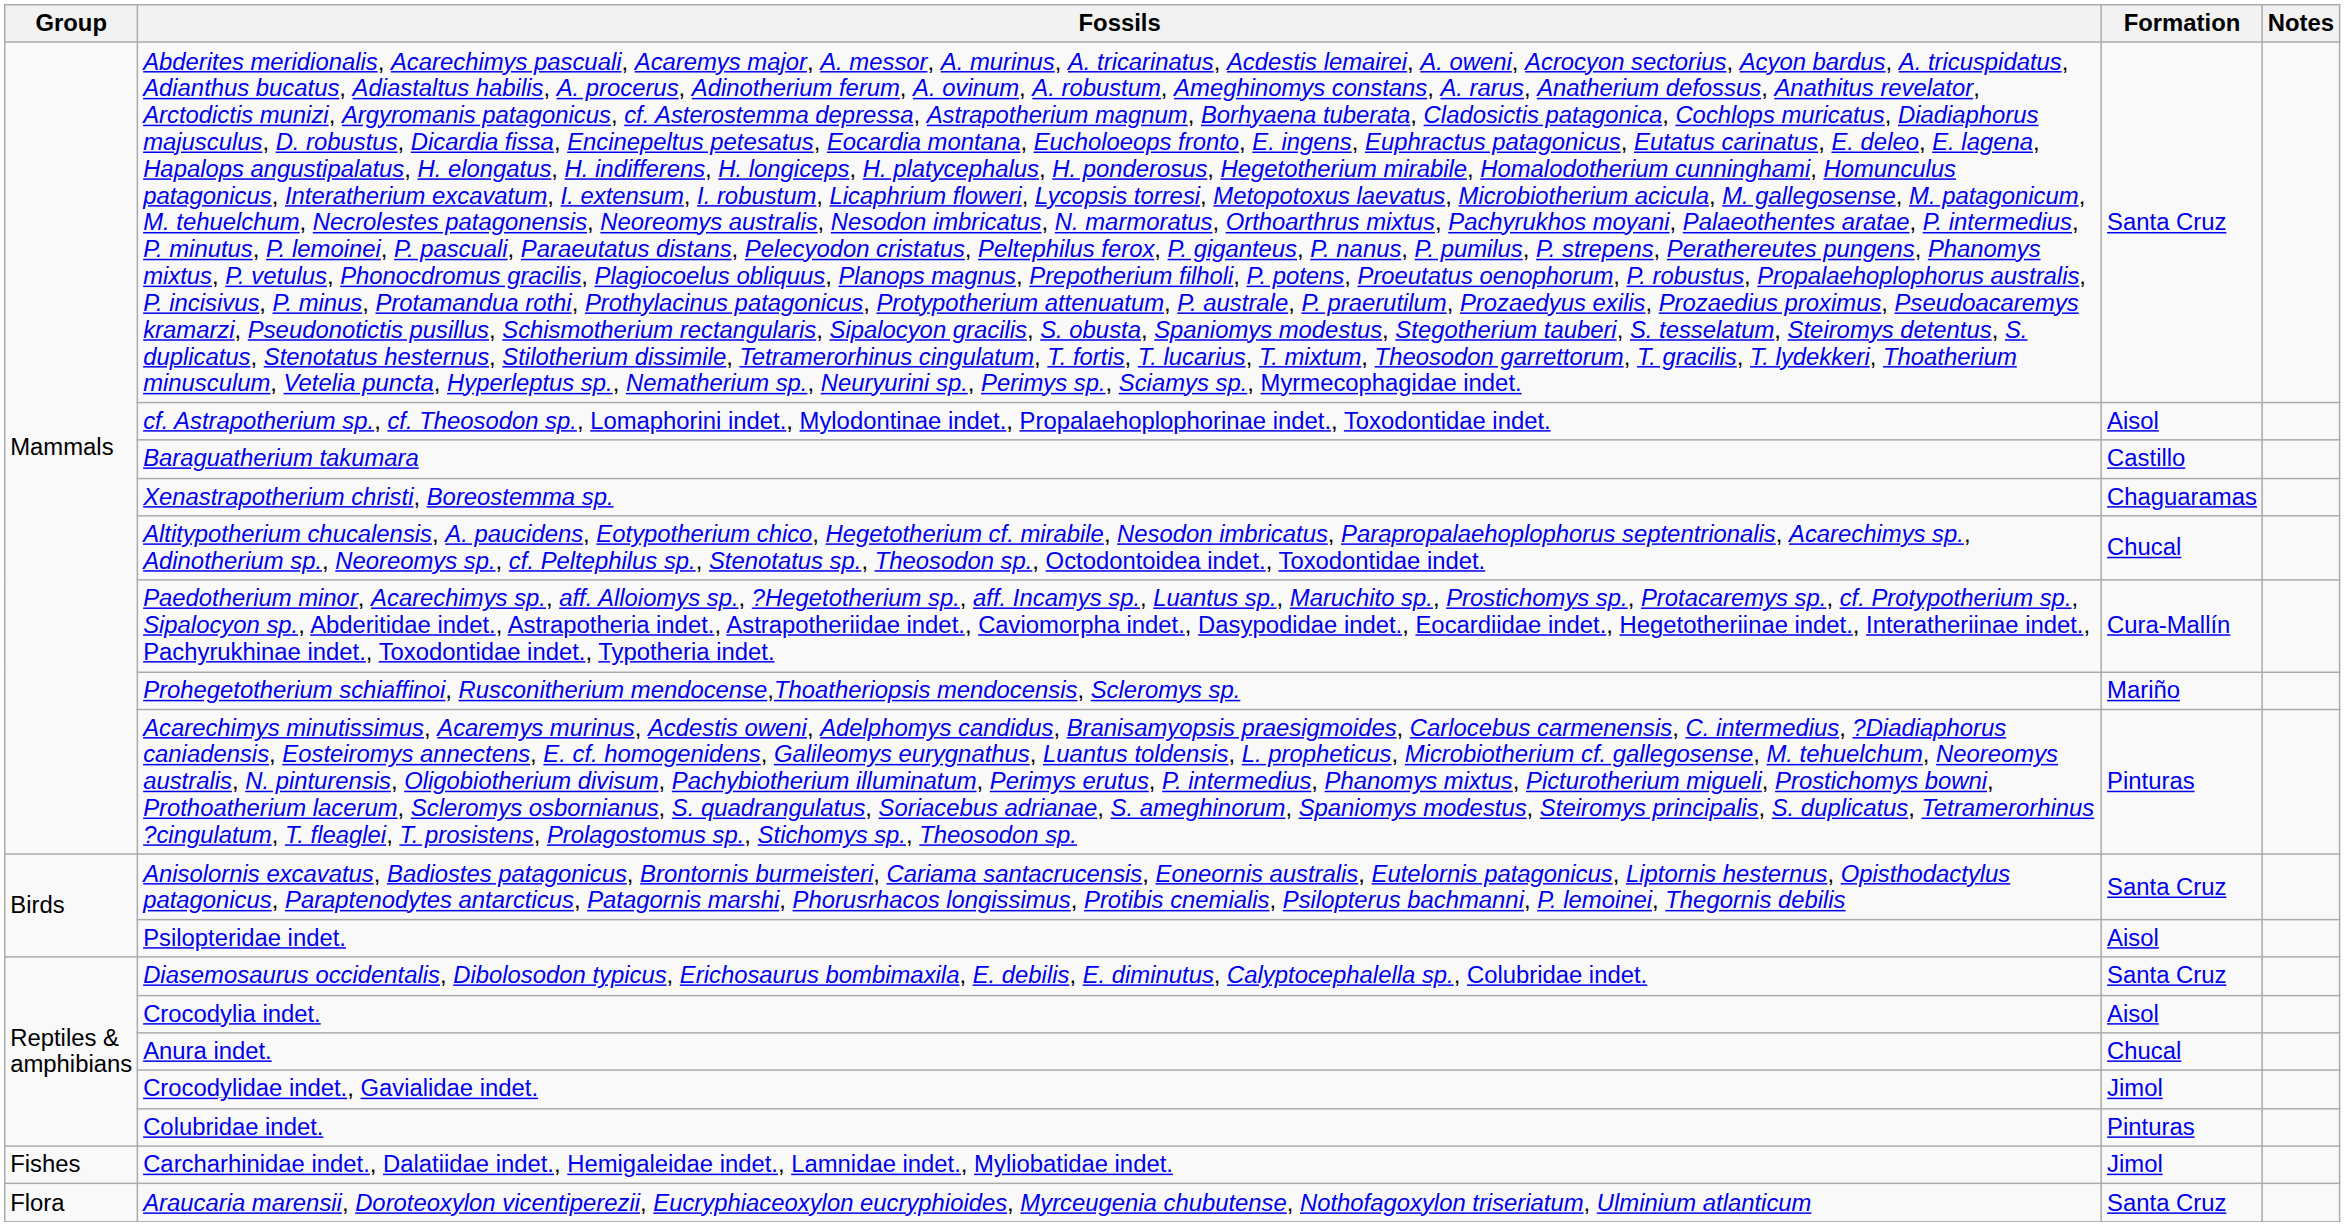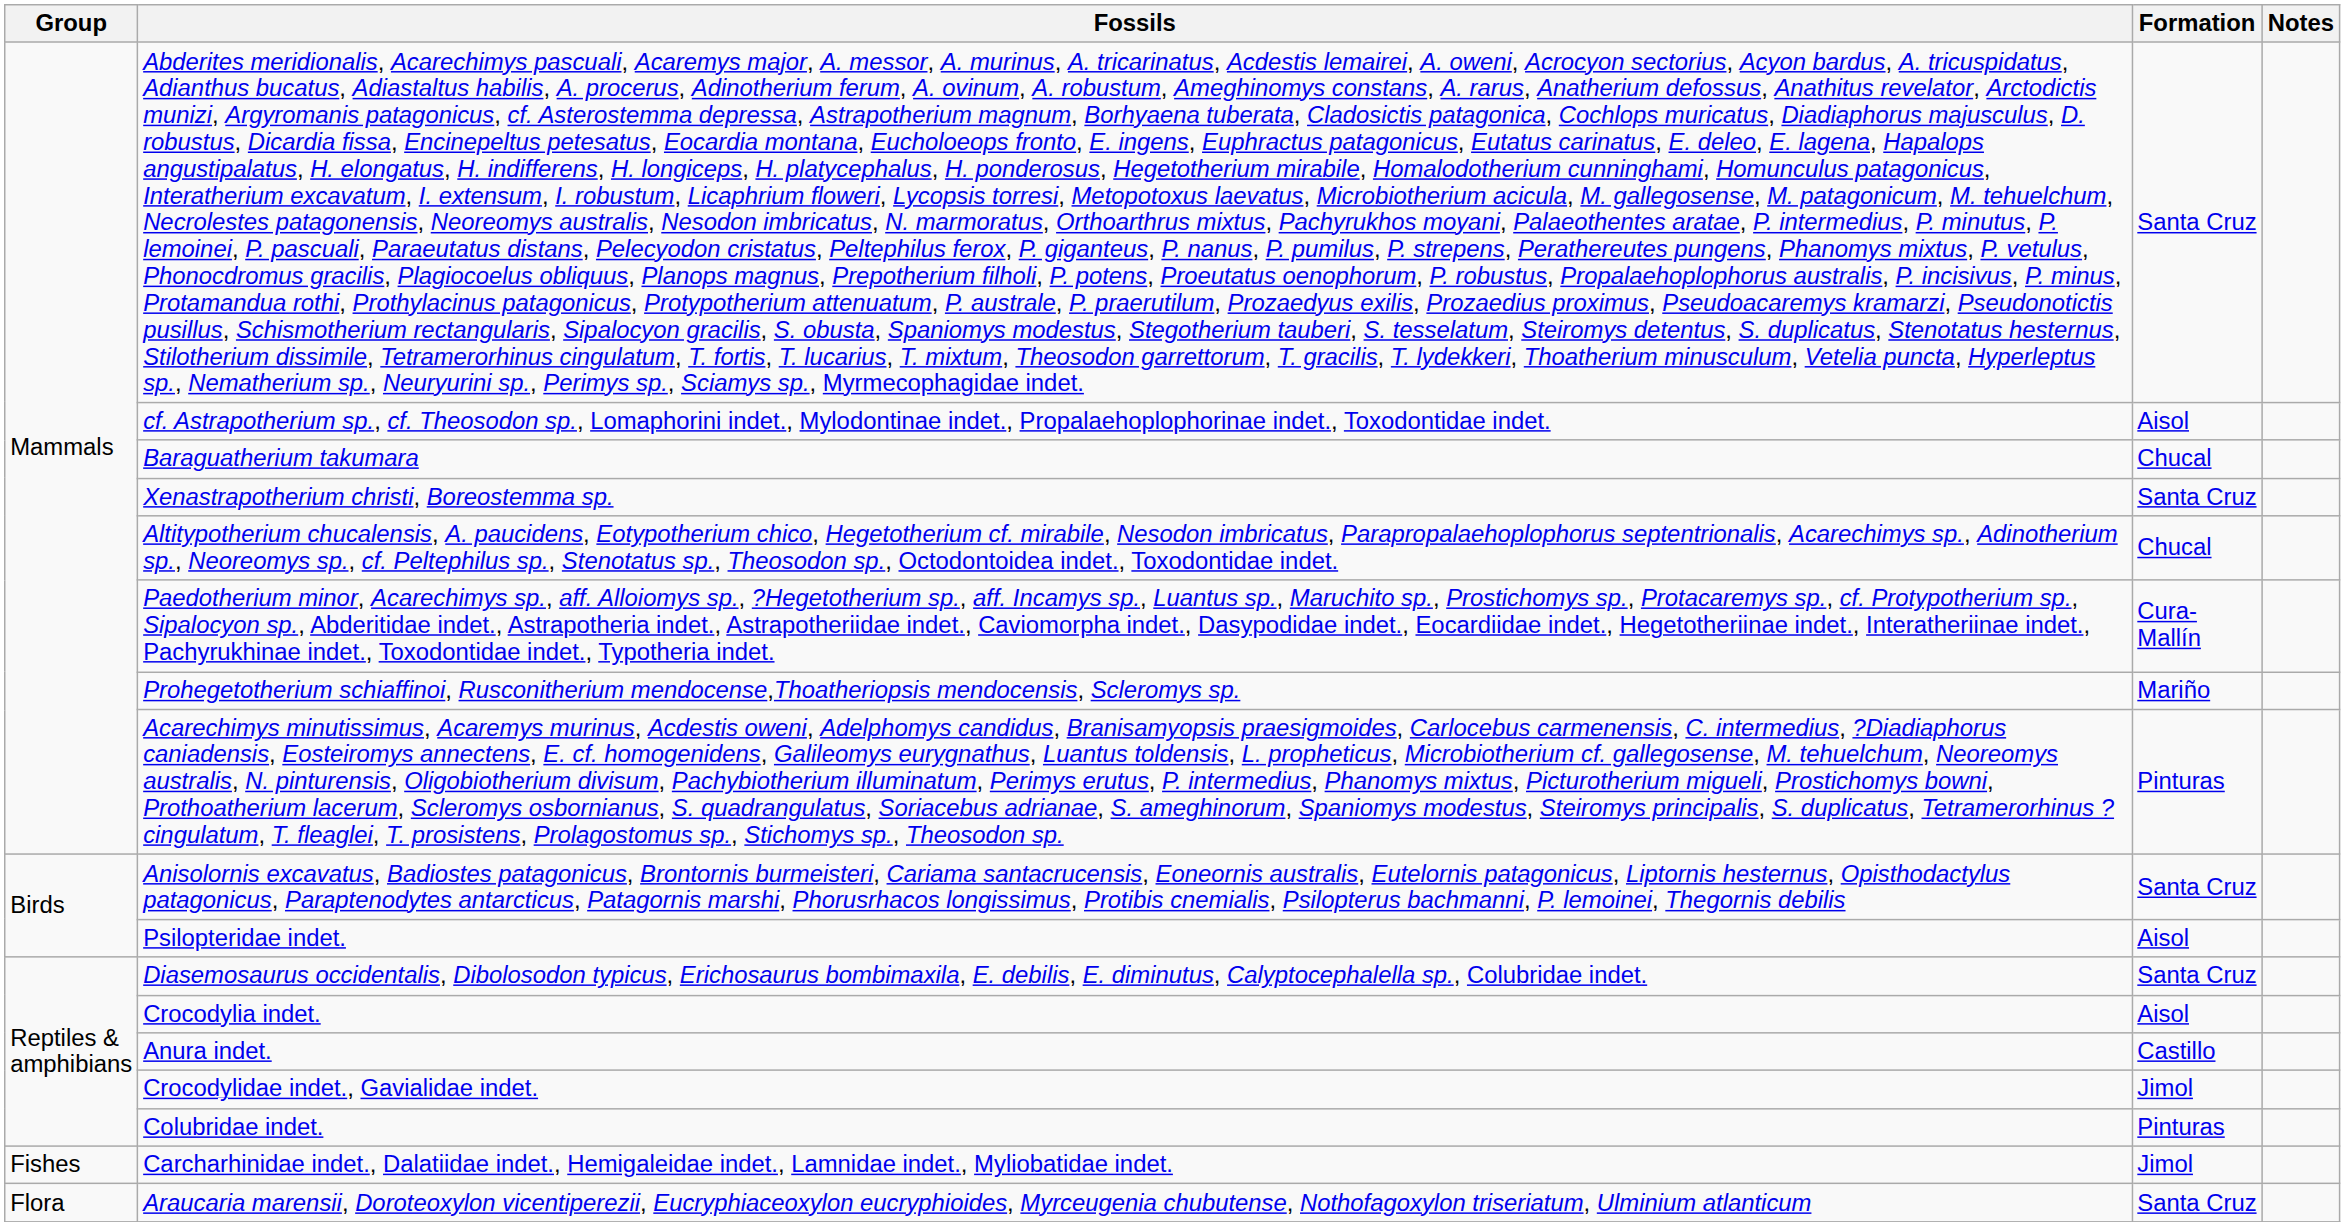(2146, 458) Castillo -> (2174, 458) Chucal
(2182, 496) Chaguaramas -> (2197, 496) Santa Cruz
(2144, 1051) Chucal -> (2176, 1051) Castillo
